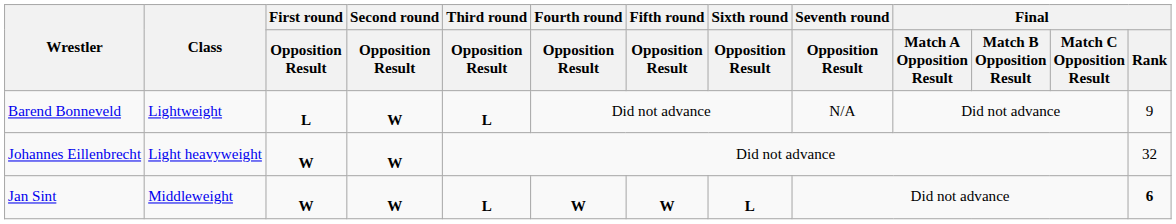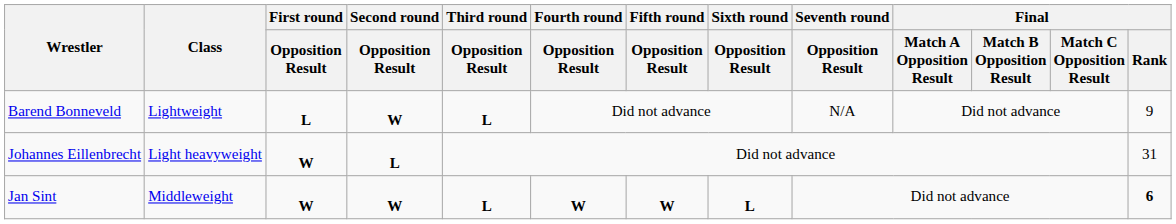(395, 163) W -> (395, 163) L
(1150, 154) 32 -> (1150, 154) 31
